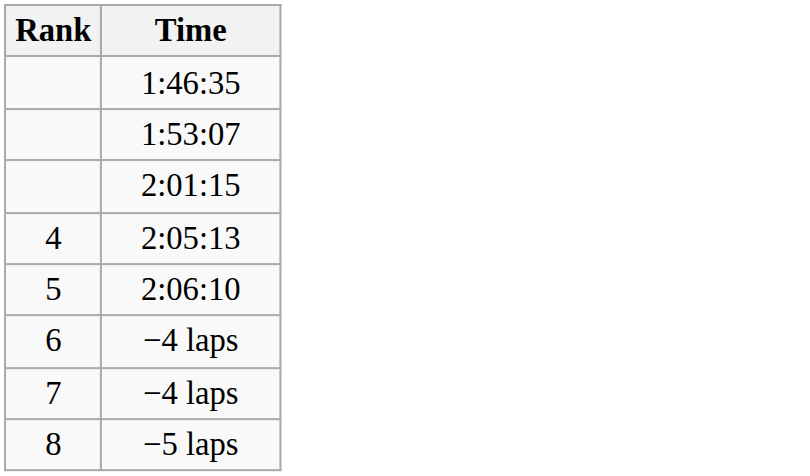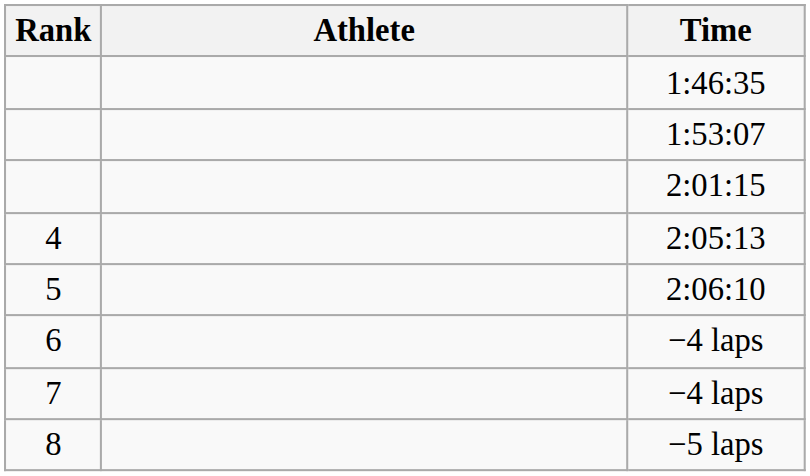+ column: (364, 30)
